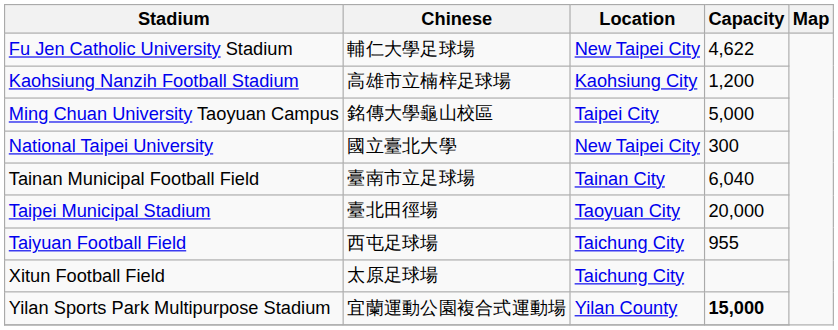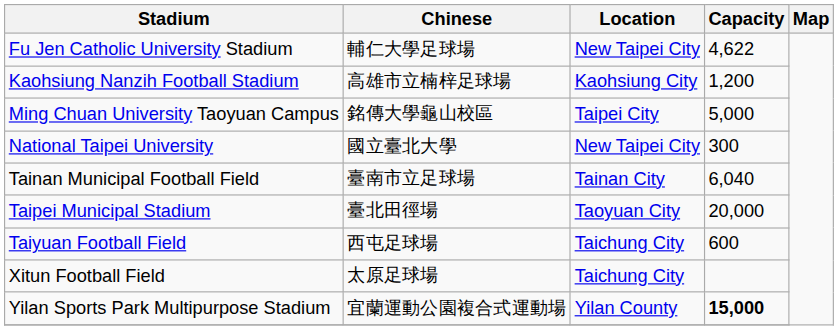(724, 243) 955 -> (724, 243) 600
